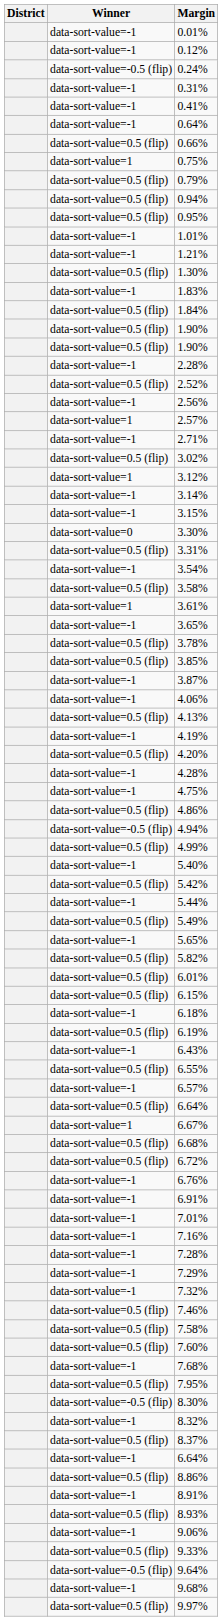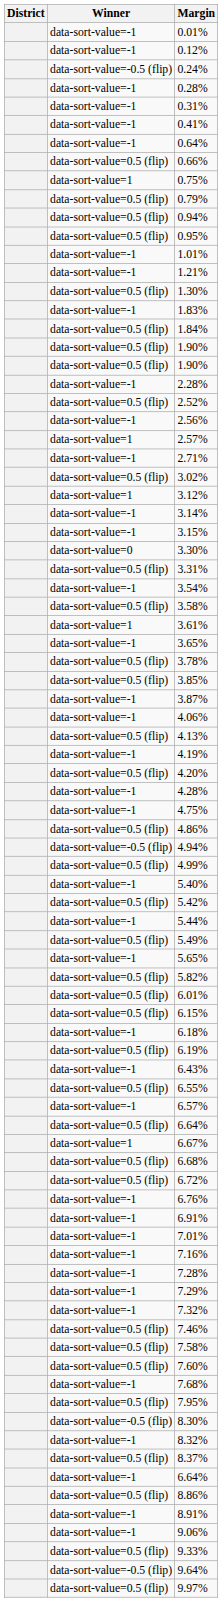+ row: (93, 87)
- row: (109, 1514)
- row: (93, 1588)
